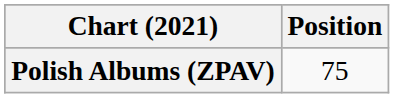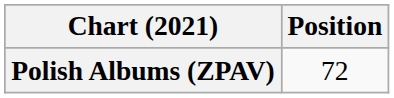(335, 69) 75 -> (335, 69) 72
